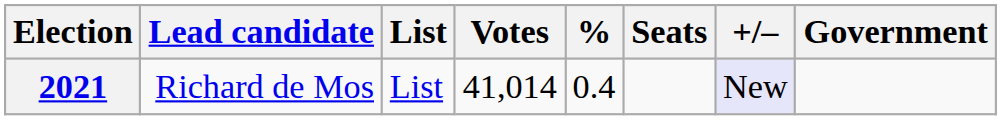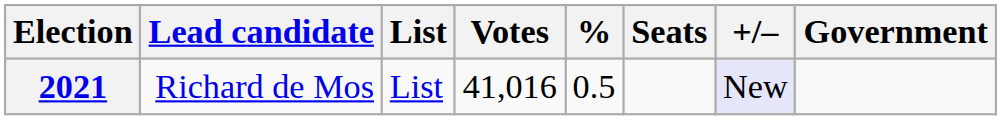(510, 85) 41,014 -> (510, 85) 41,016
(594, 85) 0.4 -> (594, 85) 0.5
